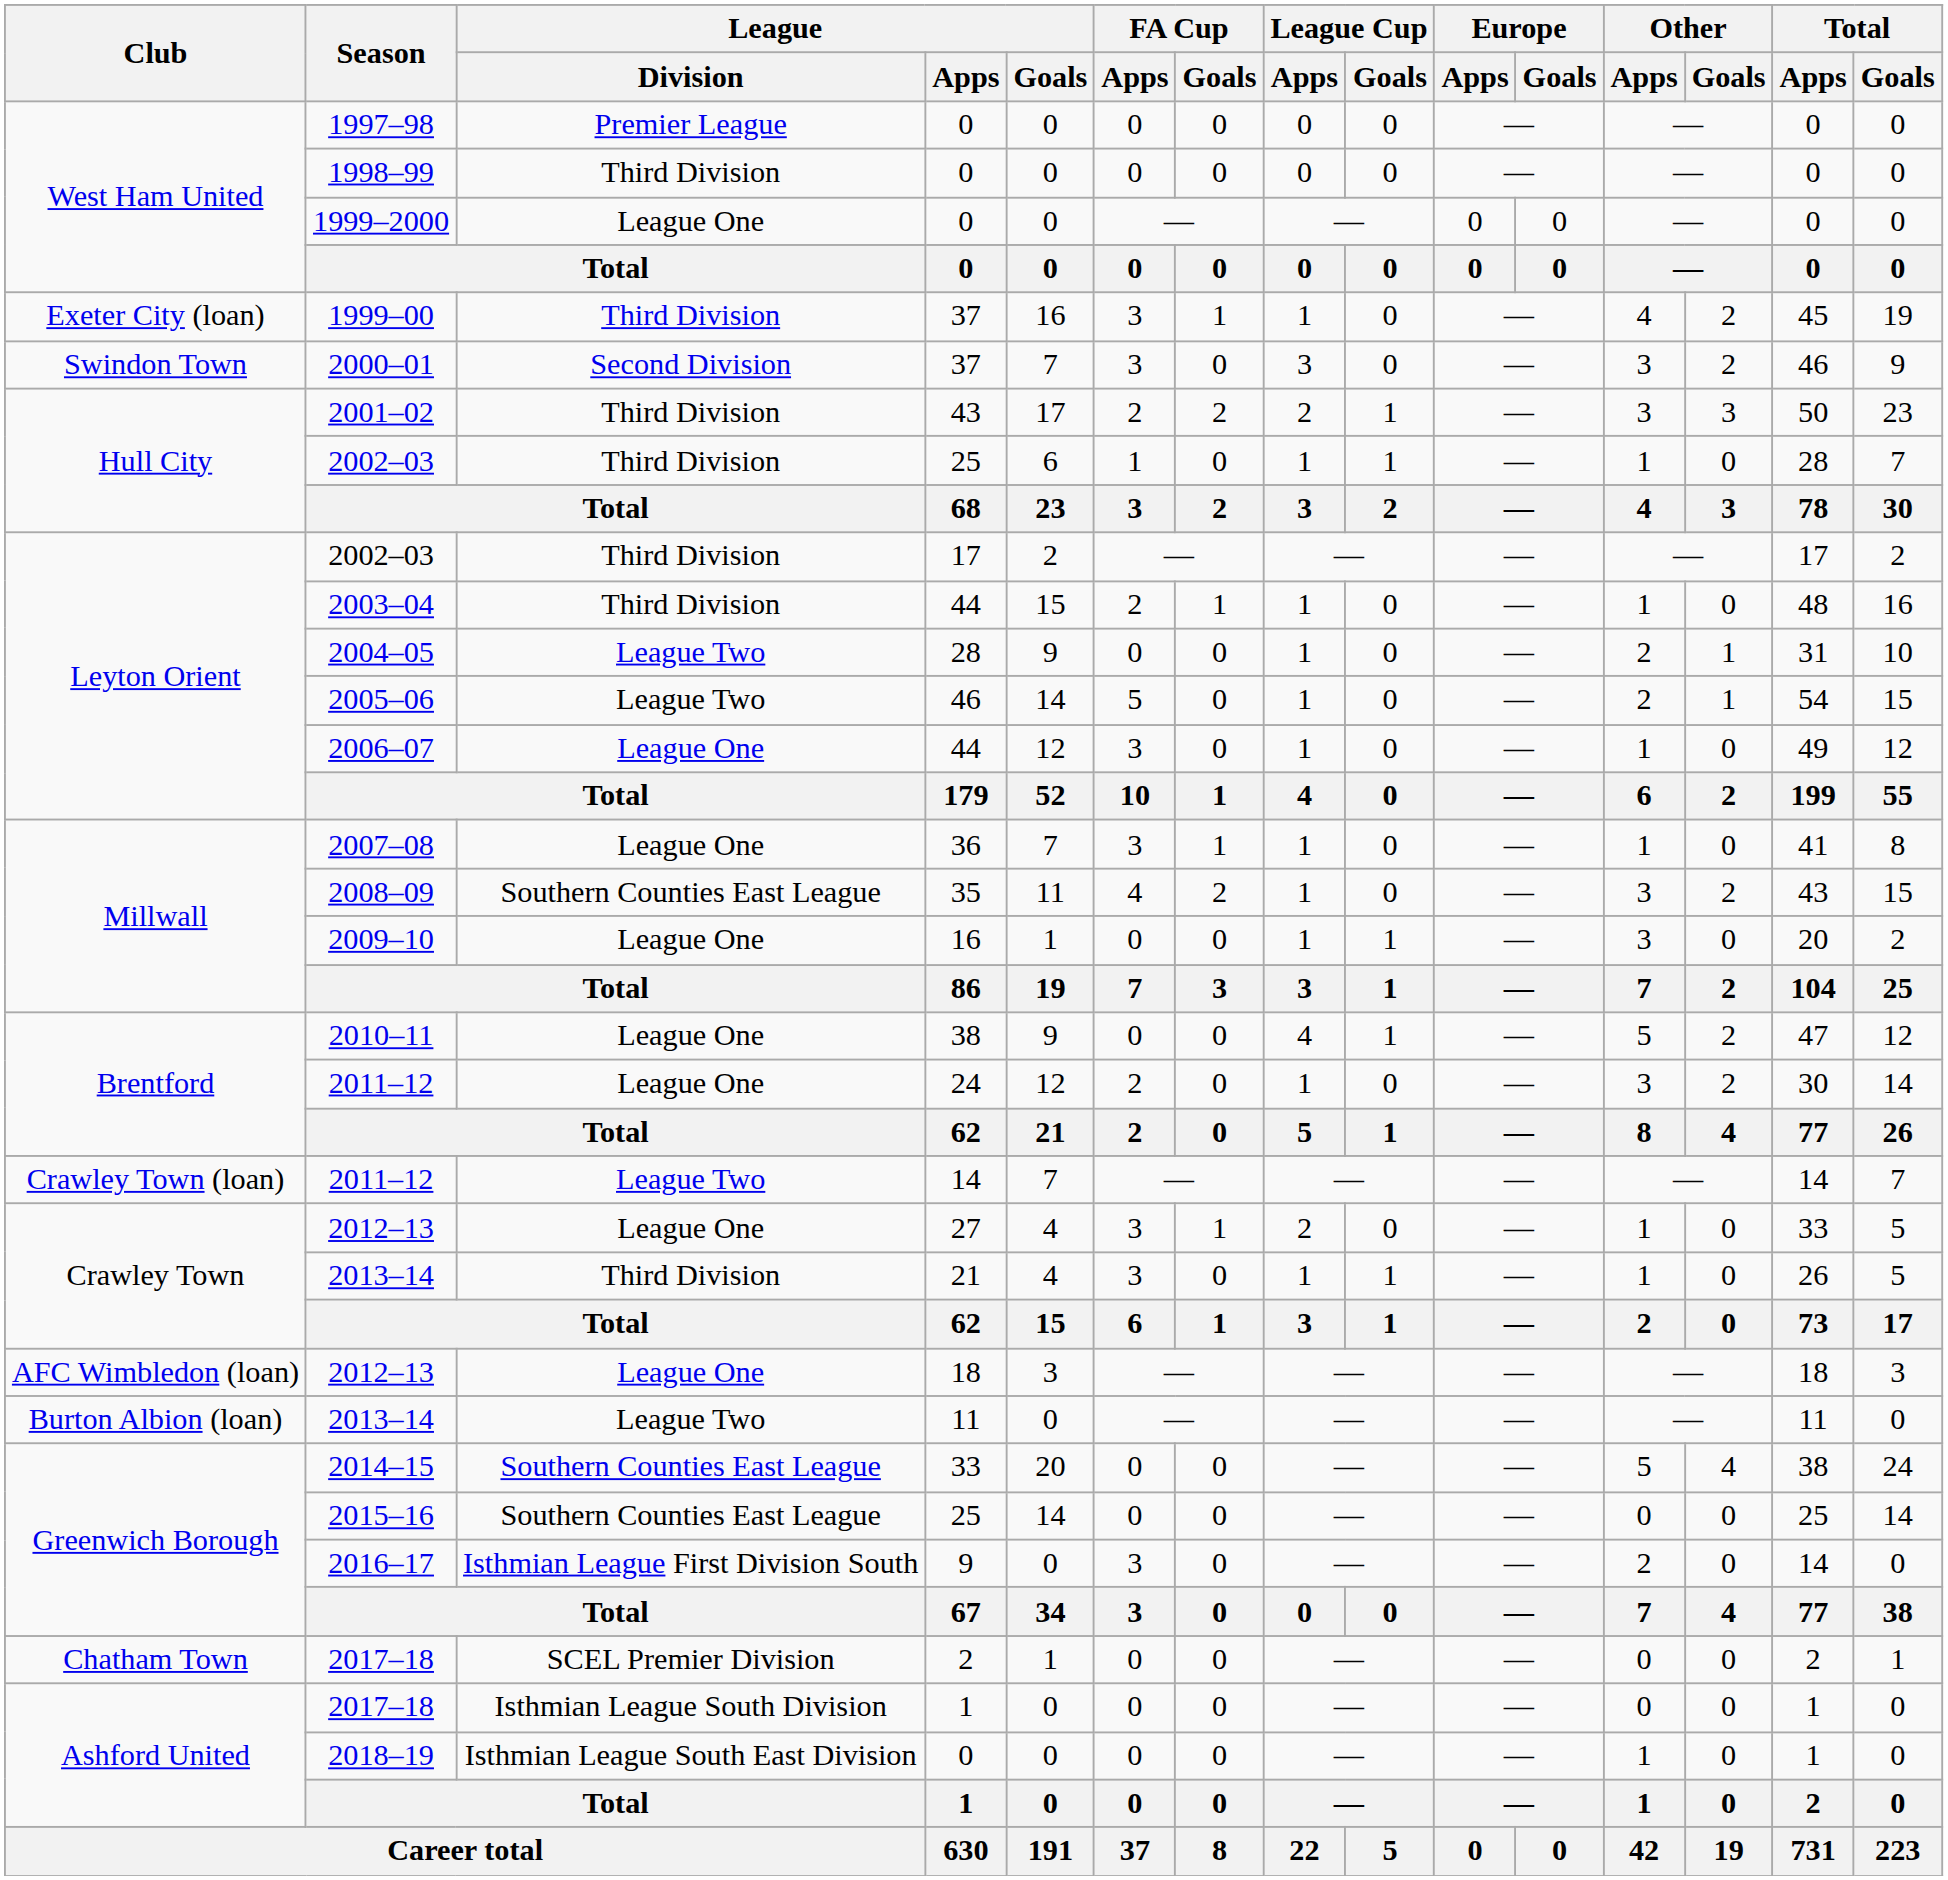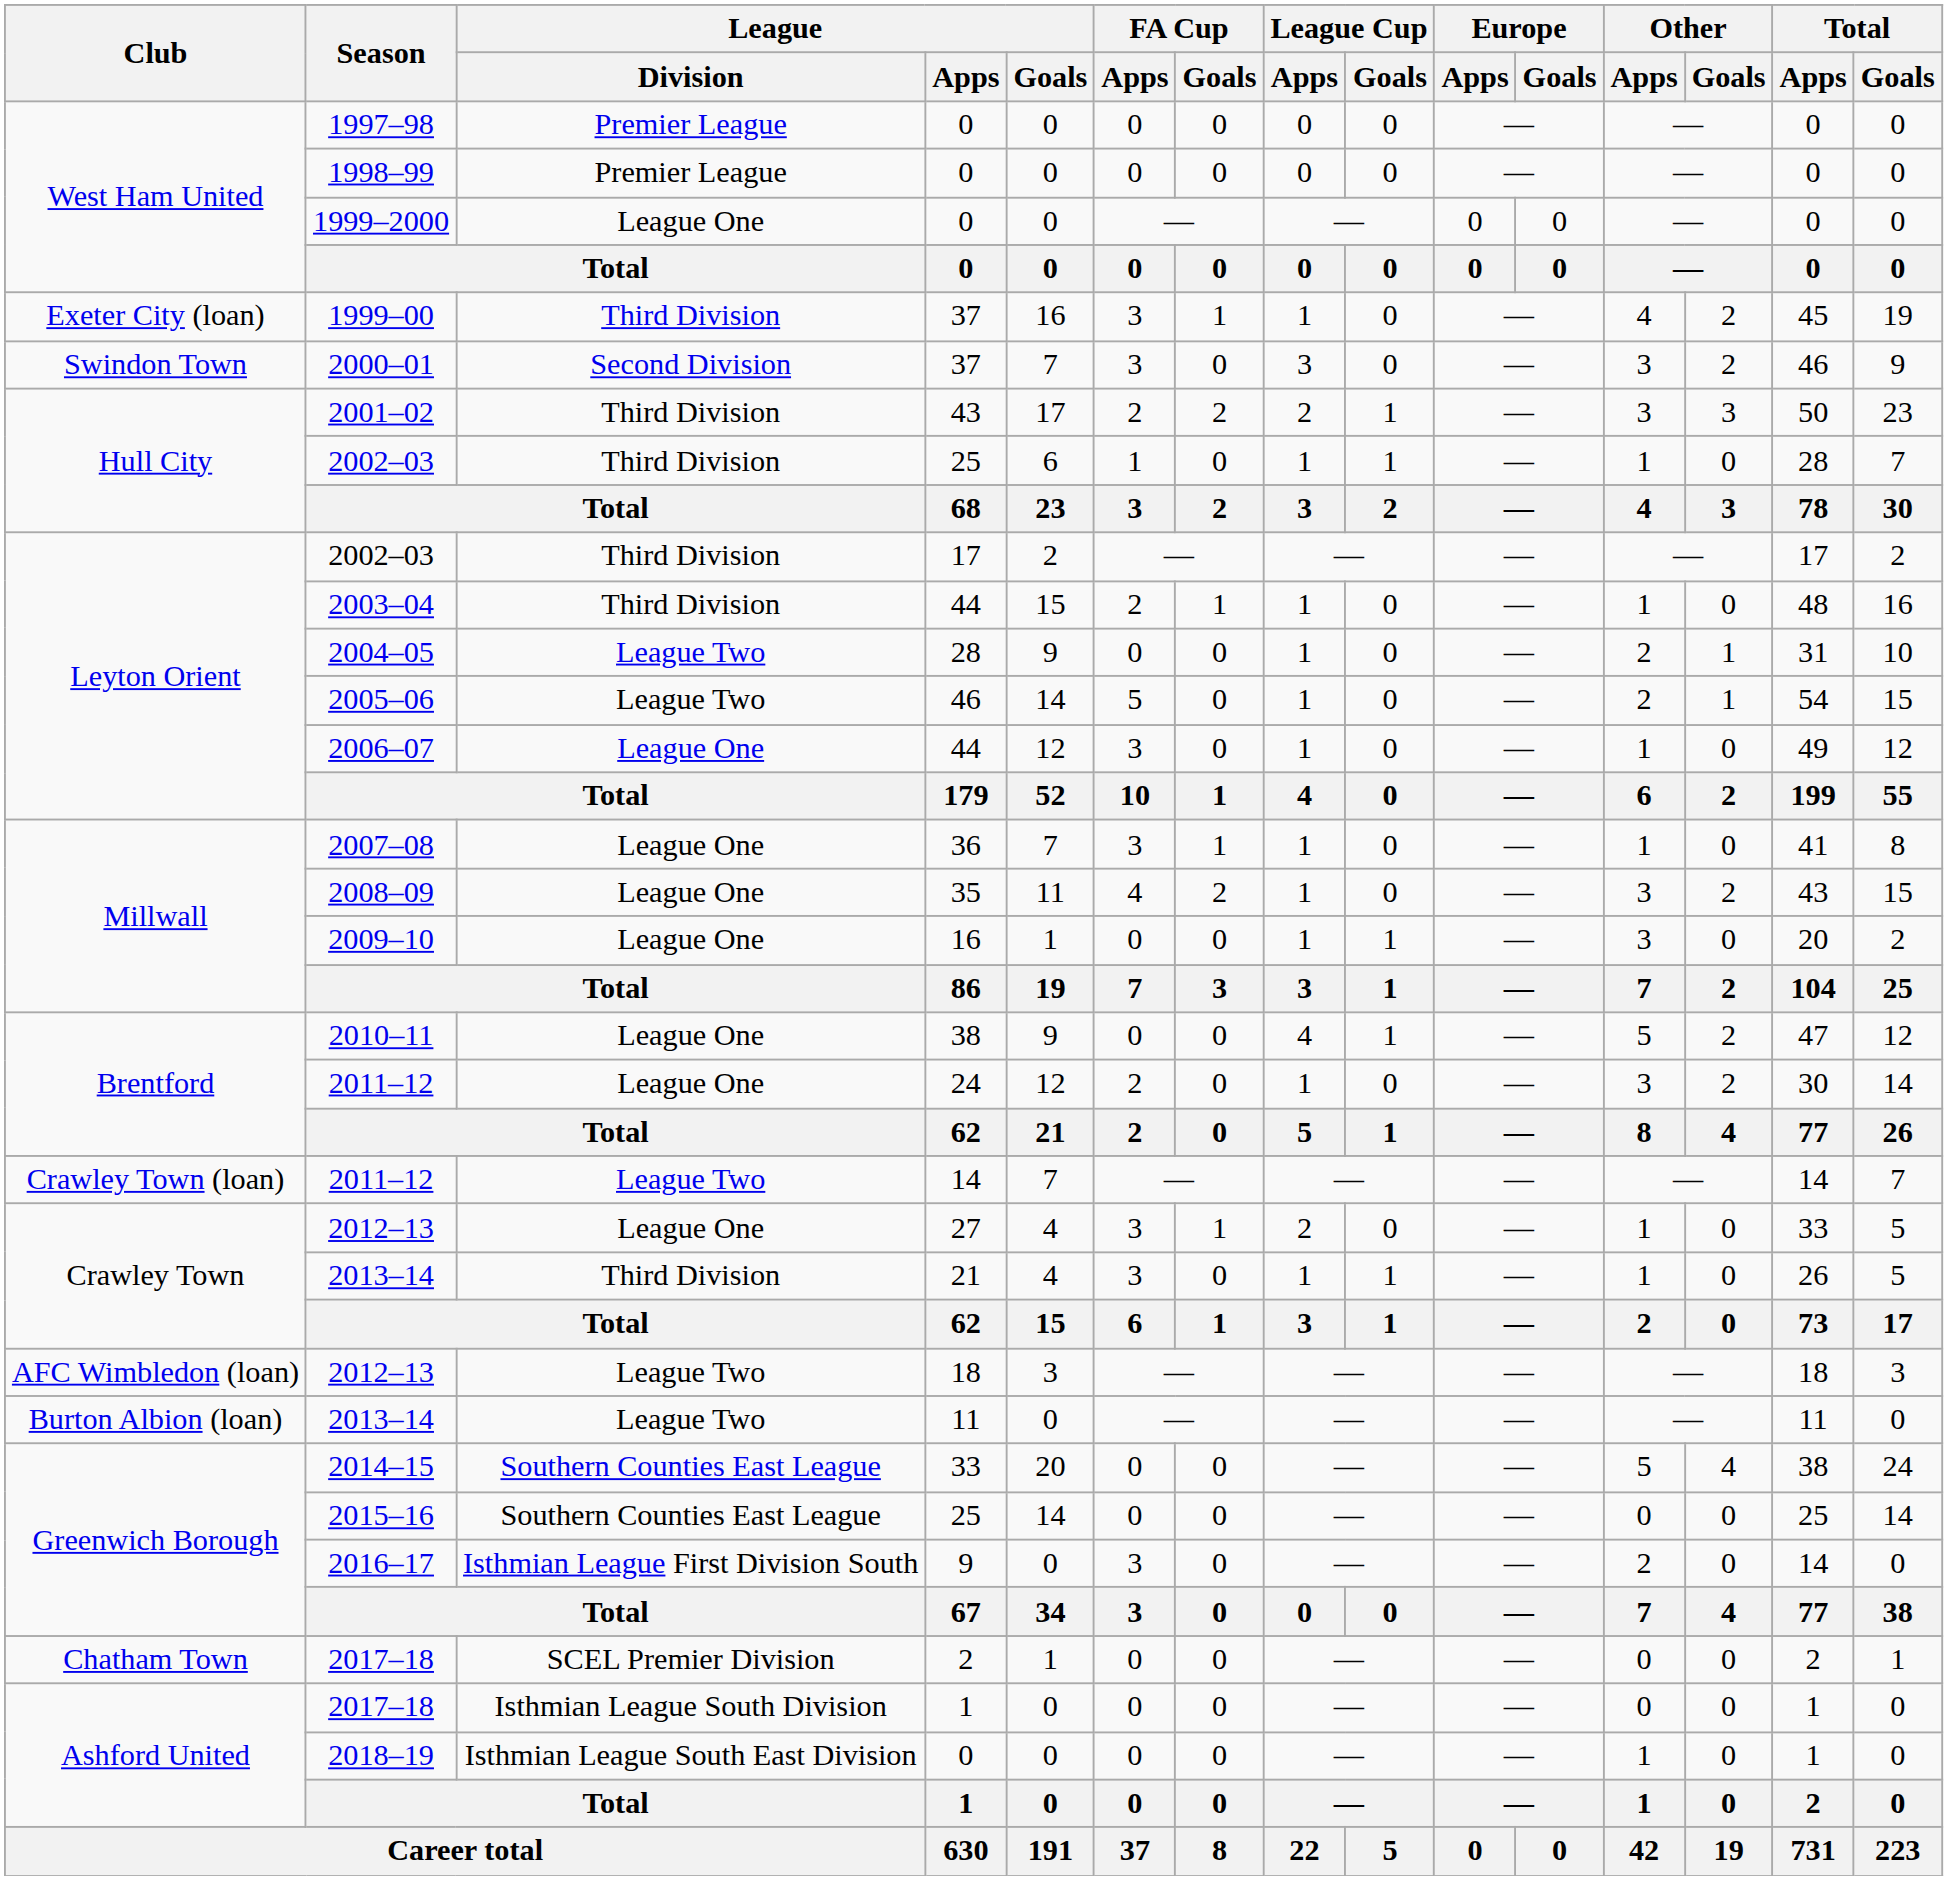(691, 172) Third Division -> (691, 172) Premier League
(691, 891) Southern Counties East League -> (691, 891) League One
(691, 1371) League One -> (691, 1371) League Two
